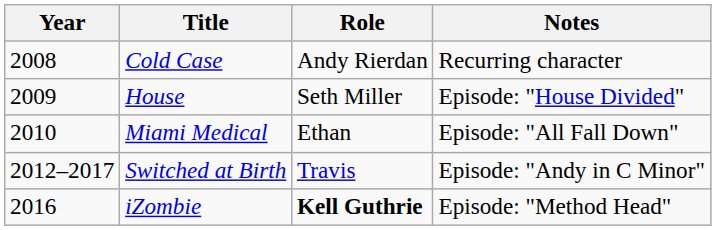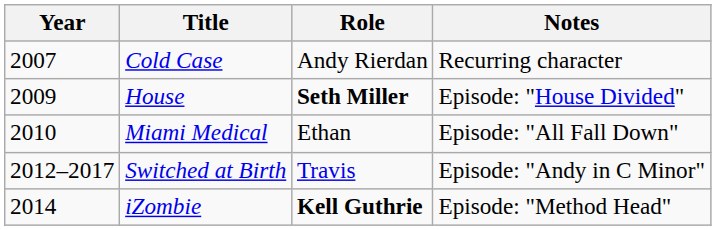(33, 59) 2008 -> (33, 59) 2007
(349, 96) normal -> (353, 96) bold
(33, 206) 2016 -> (33, 206) 2014
